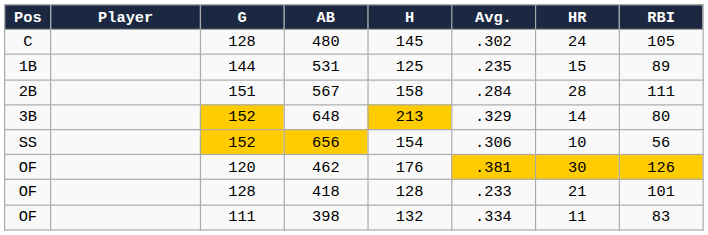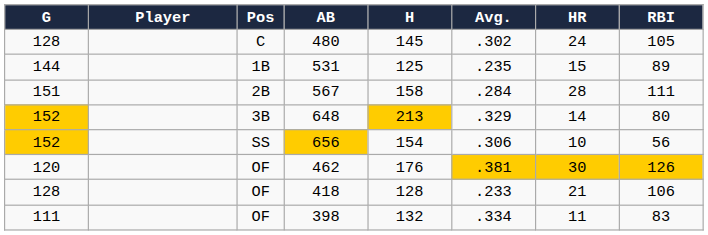columns swapped: (28, 17) <-> (242, 17)
(661, 192) 101 -> (661, 192) 106
